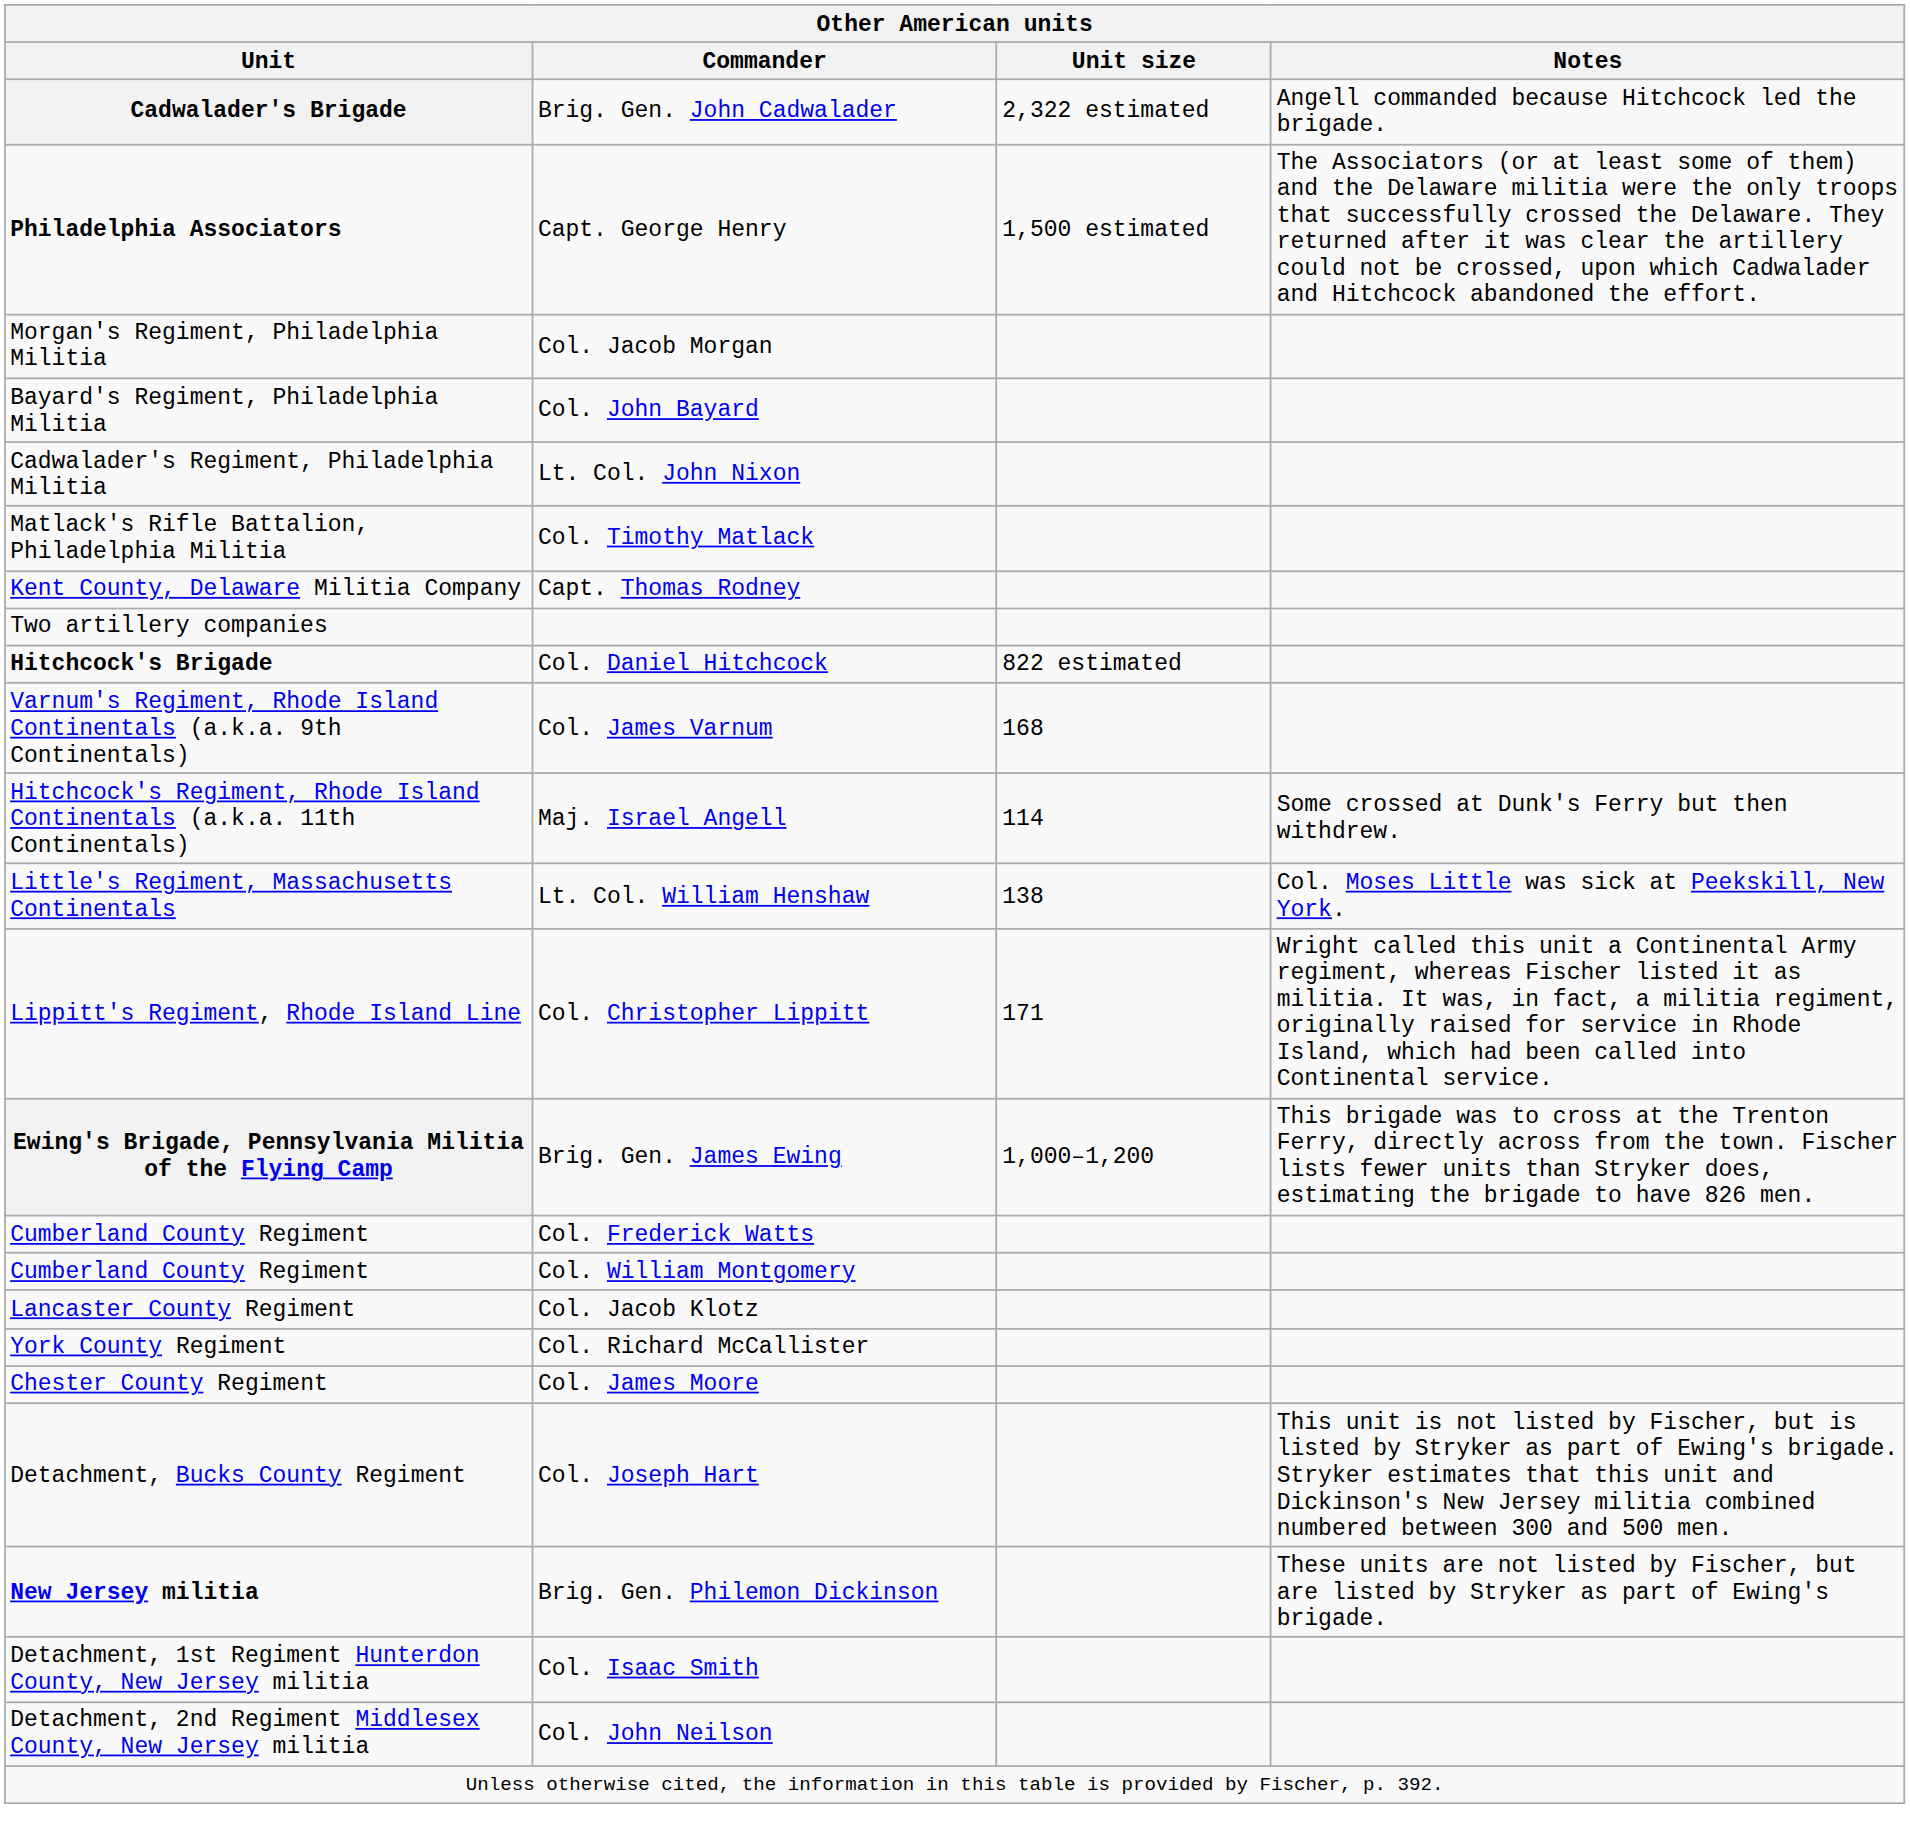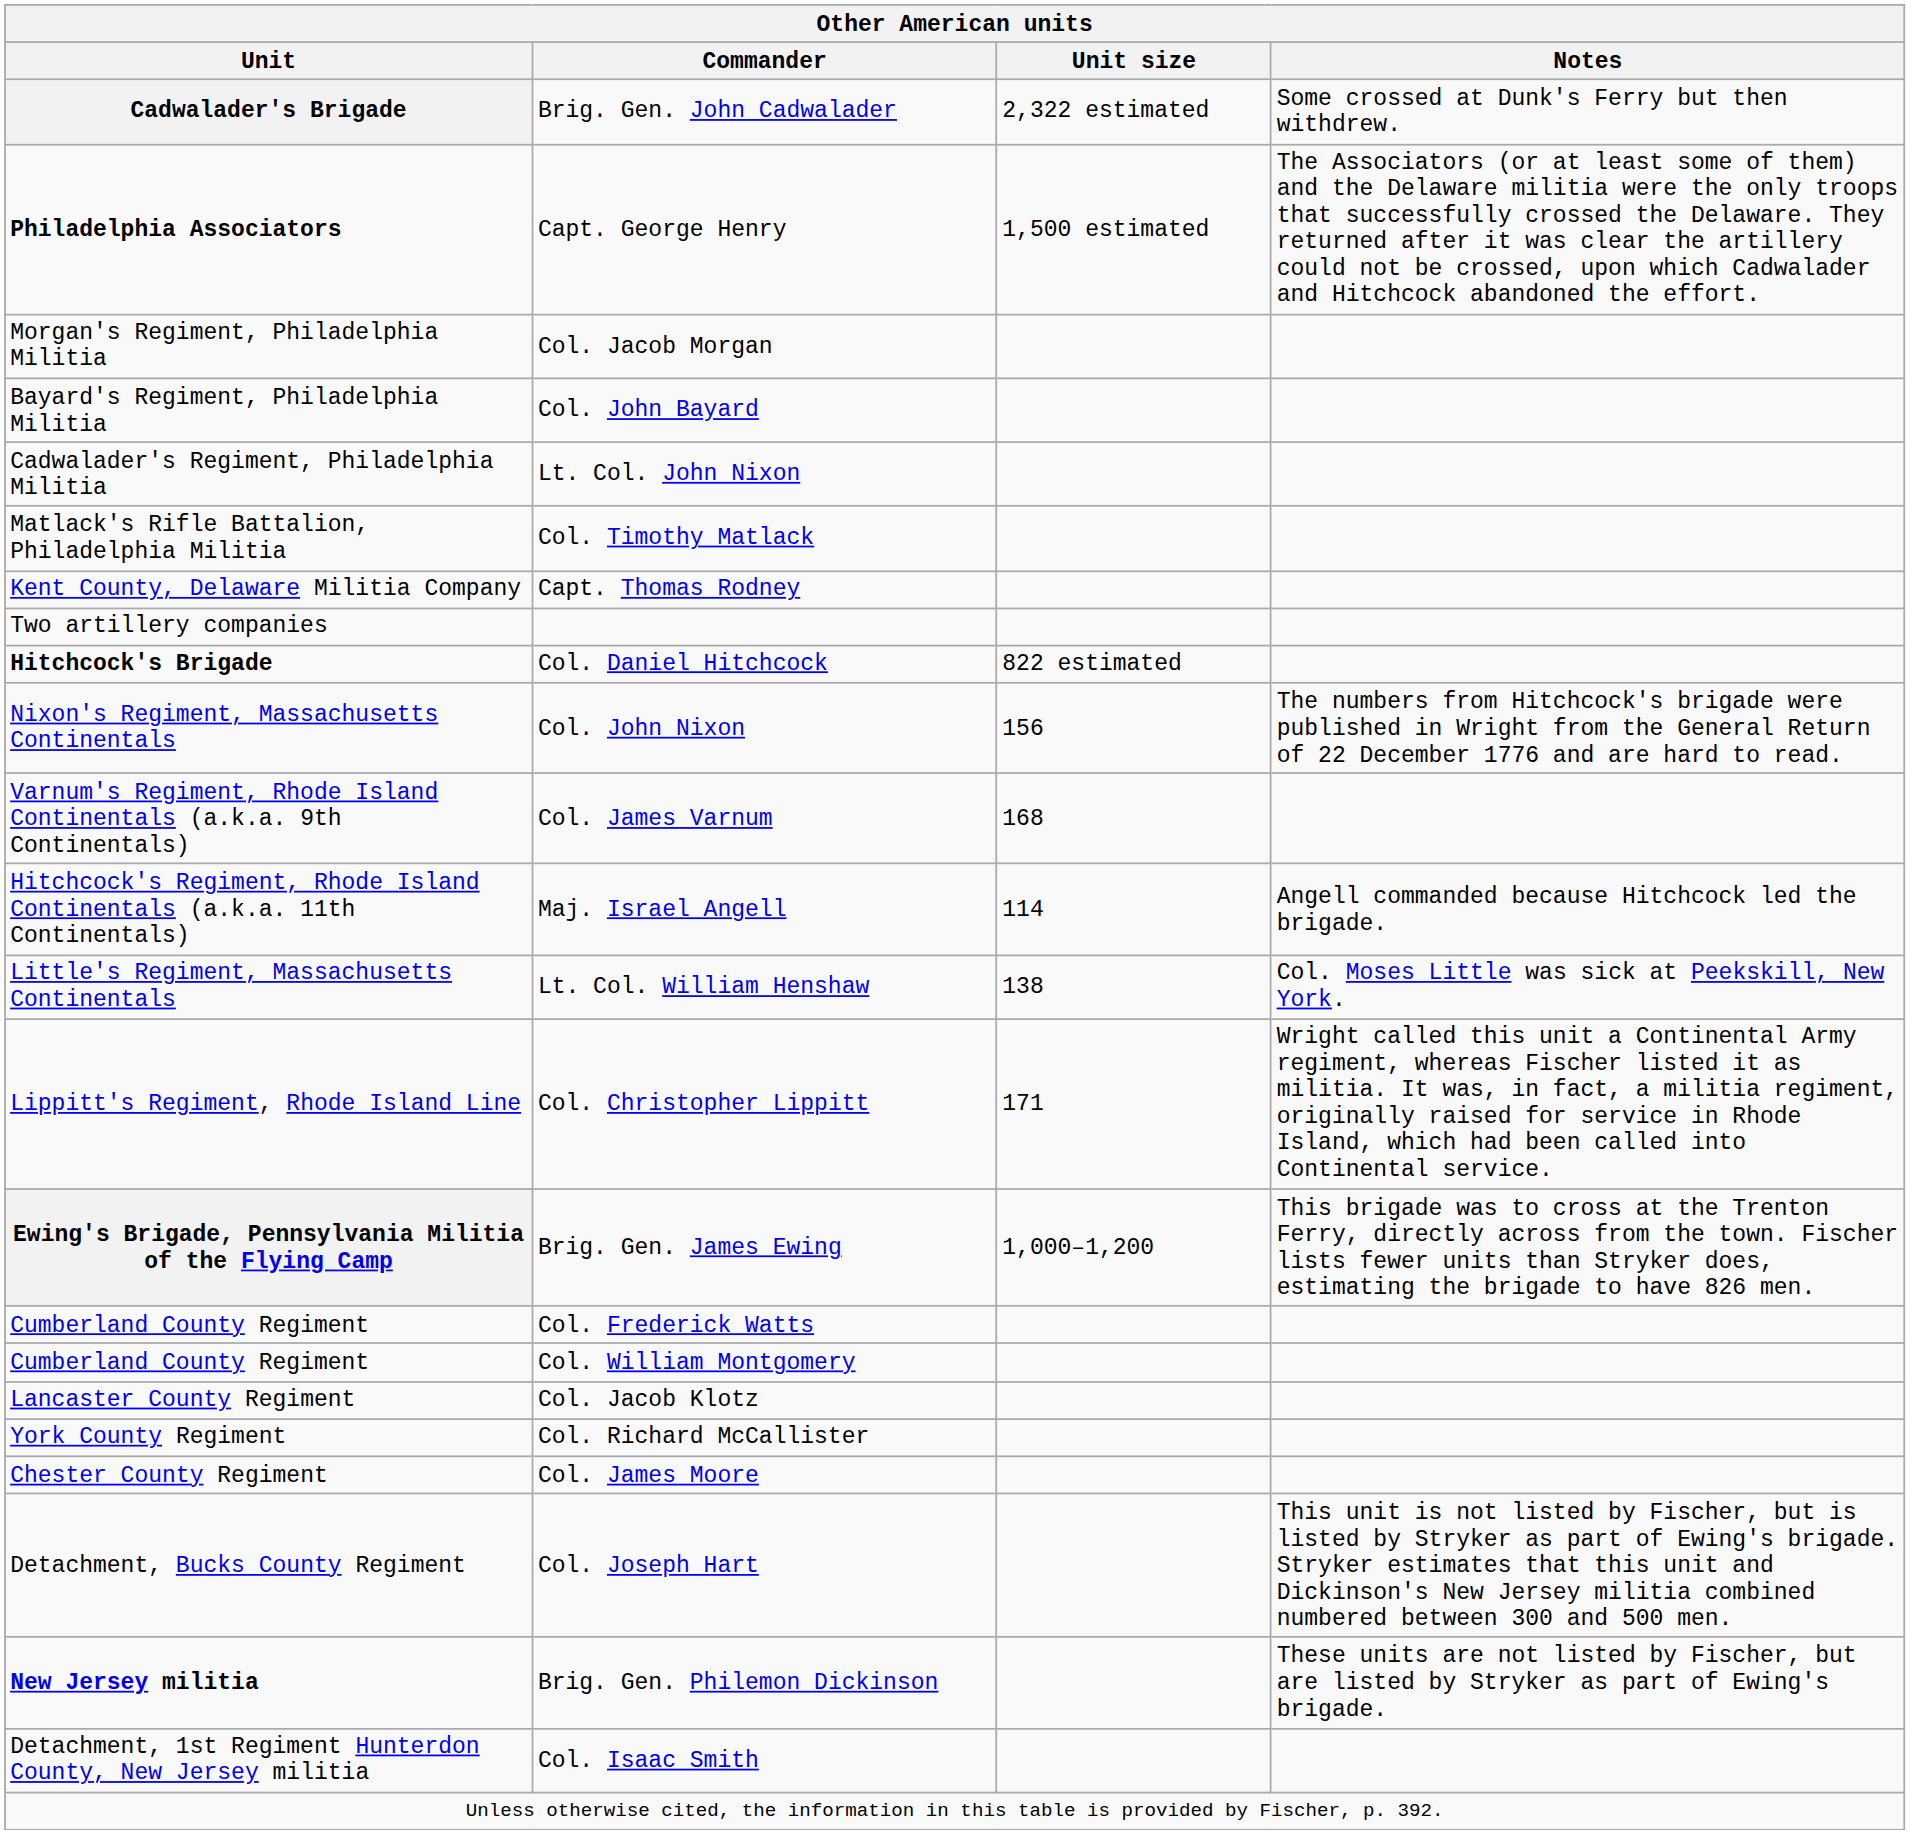(1567, 112) Angell commanded because Hitchcock led the brigade. -> (1532, 112) Some crossed at Dunk's Ferry but then withdrew.
+ row: (641, 728)
(1532, 819) Some crossed at Dunk's Ferry but then withdrew. -> (1567, 909) Angell commanded because Hitchcock led the brigade.
- row: (655, 1733)
